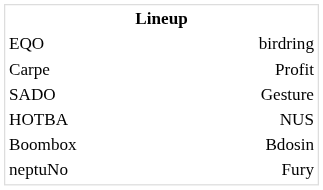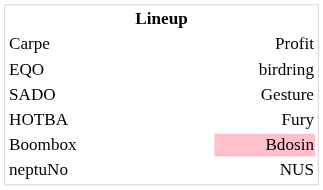rows swapped: (27, 44) <-> (29, 69)
(297, 119) NUS -> (298, 119) Fury
(290, 144) no background -> (290, 144) pink background
(298, 170) Fury -> (297, 170) NUS
